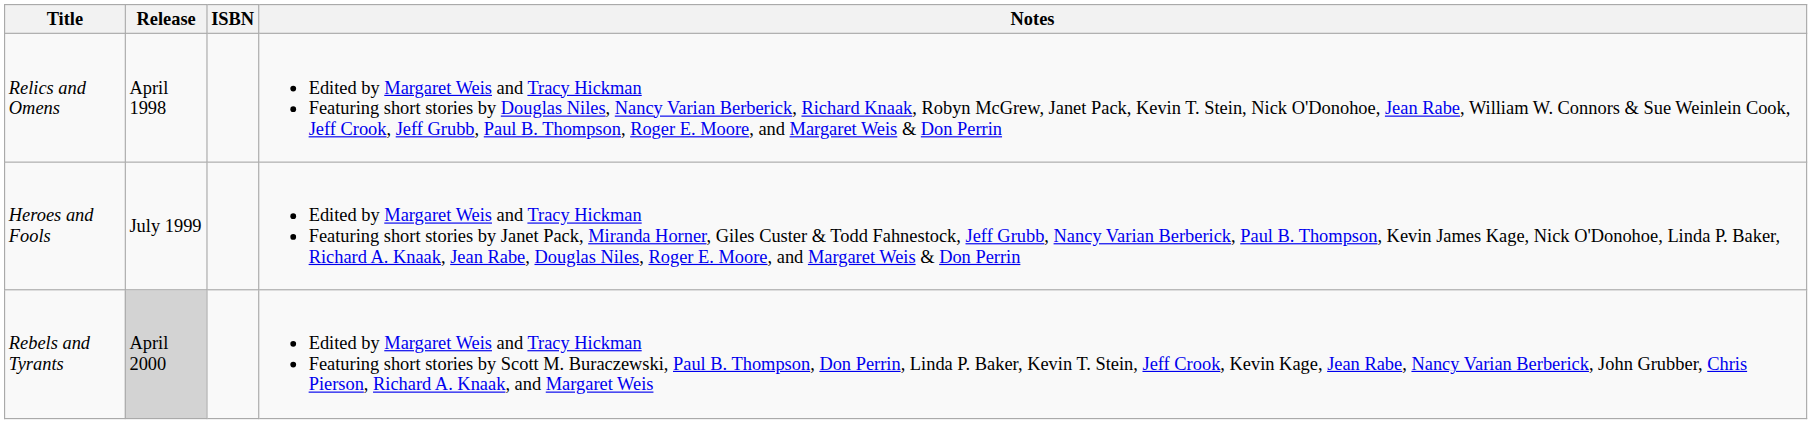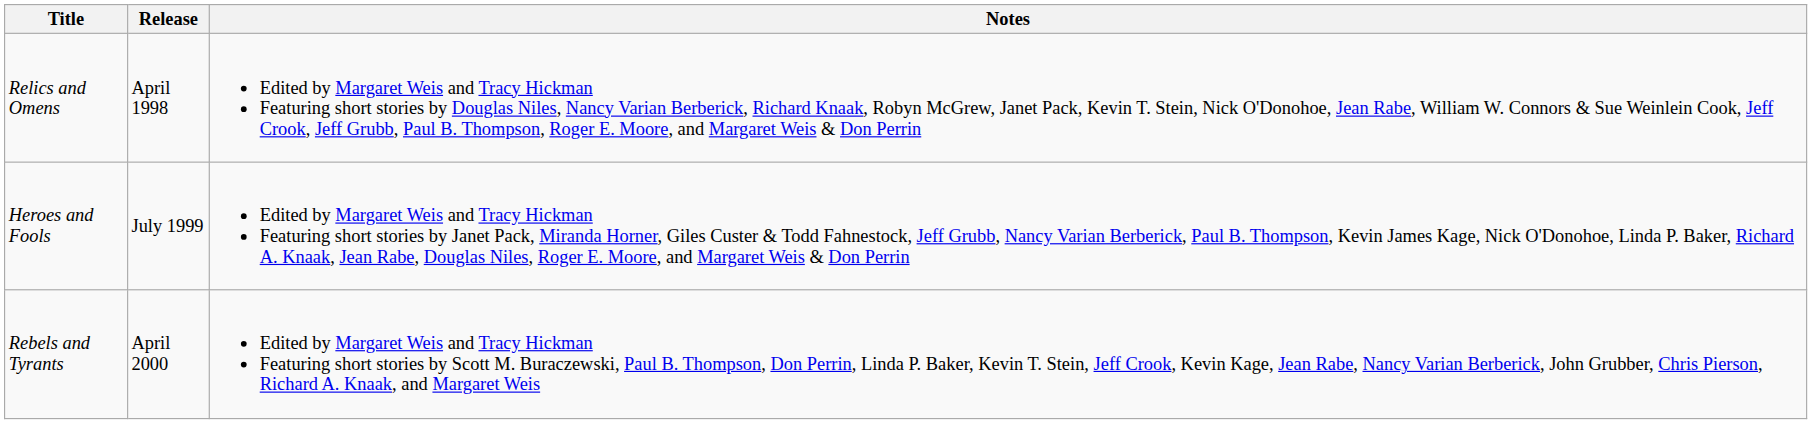- column: (233, 19)
(149, 353) lightgrey background -> (151, 353) no background
